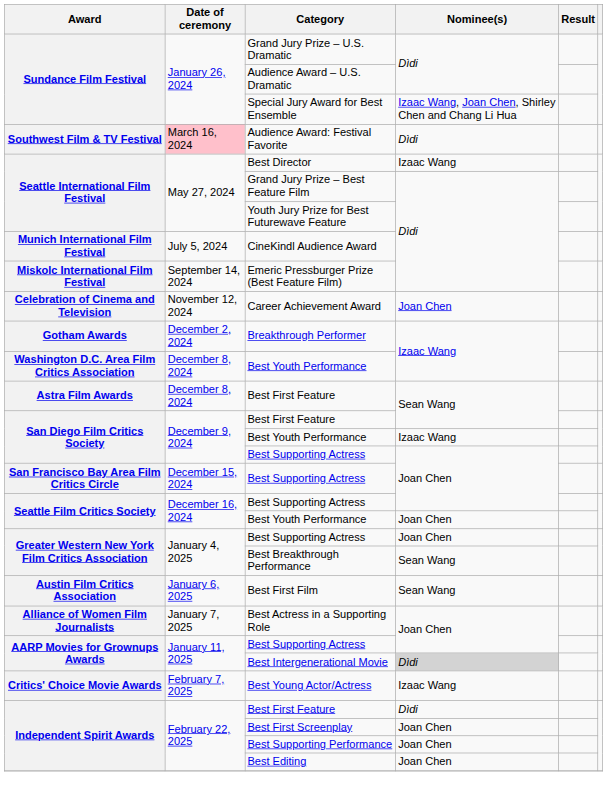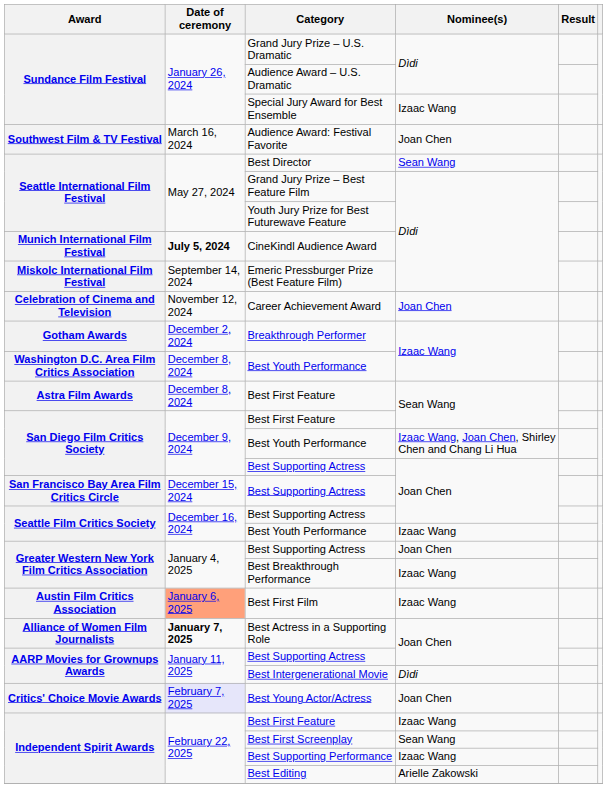(477, 109) Izaac Wang, Joan Chen, Shirley Chen and Chang Li Hua -> (427, 109) Izaac Wang
(192, 139) pink background -> (192, 139) no background
(408, 139) Dìdi -> (425, 139) Joan Chen
(427, 162) Izaac Wang -> (427, 162) Sean Wang
(198, 246) normal -> (199, 246) bold
(427, 437) Izaac Wang -> (477, 443) Izaac Wang, Joan Chen, Shirley Chen and Chang Li Hua
(425, 519) Joan Chen -> (427, 532) Izaac Wang
(427, 561) Sean Wang -> (427, 573) Izaac Wang
(194, 590) no background -> (194, 603) lightsalmon background
(427, 590) Sean Wang -> (427, 603) Izaac Wang
(194, 620) normal -> (195, 633) bold
(408, 662) lightgrey background -> (408, 674) no background
(196, 685) no background -> (196, 698) lavender background
(427, 685) Izaac Wang -> (425, 698) Joan Chen
(408, 709) Dìdi -> (427, 721) Izaac Wang
(425, 727) Joan Chen -> (427, 739) Sean Wang
(425, 744) Joan Chen -> (427, 756) Izaac Wang
(425, 762) Joan Chen -> (438, 774) Arielle Zakowski
